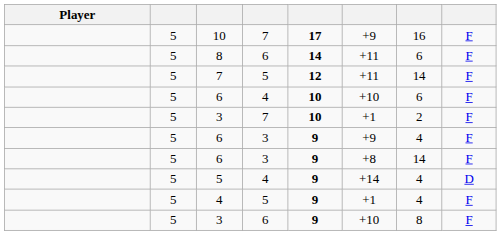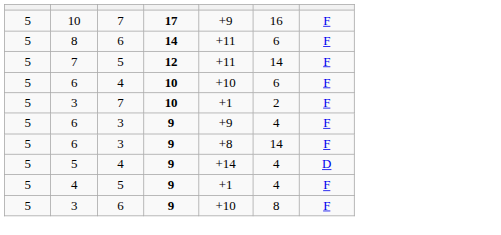- column: (77, 14)
